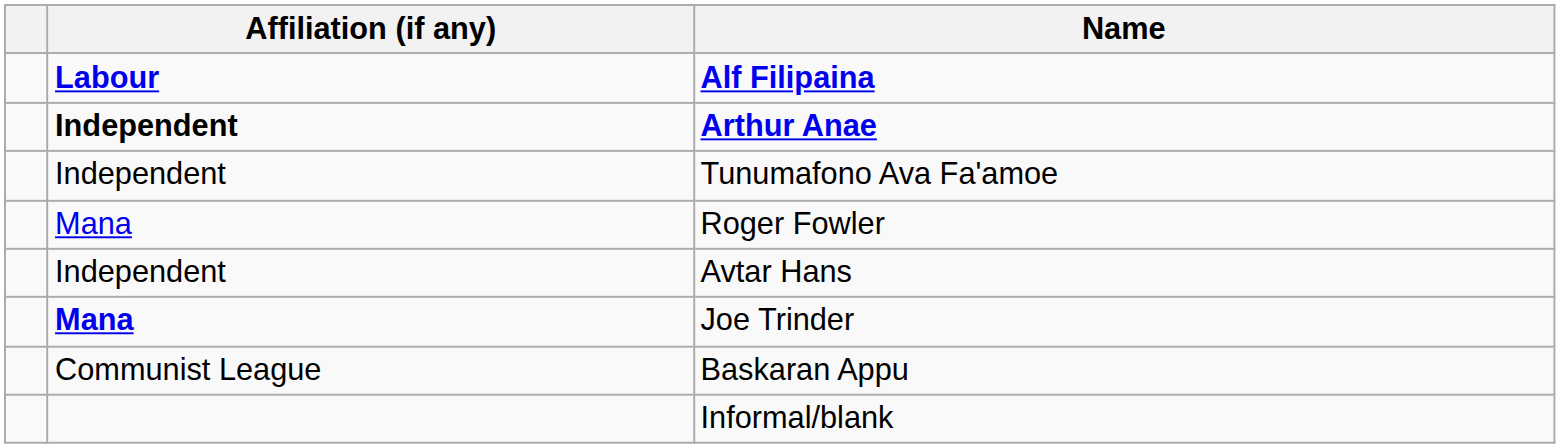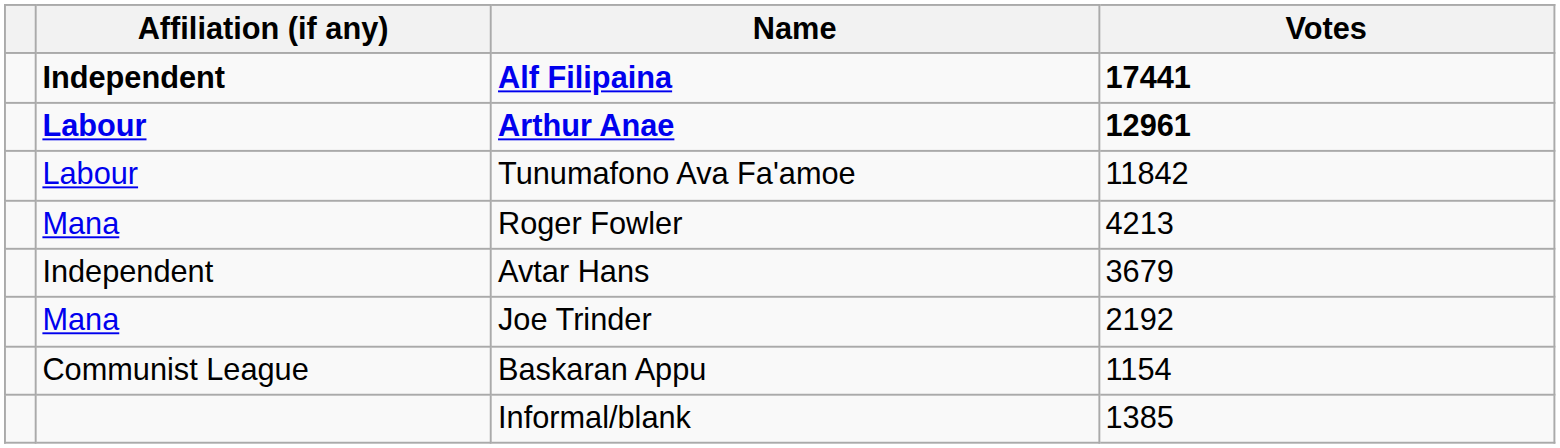+ column: (1326, 28)
(107, 77) Labour -> (134, 77) Independent
(146, 126) Independent -> (94, 126) Labour
(140, 175) Independent -> (90, 175) Labour
(94, 321) bold -> (81, 321) normal
